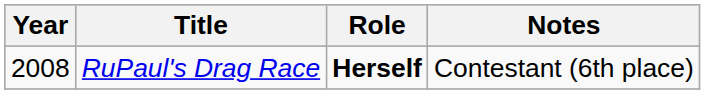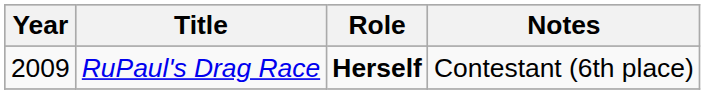(40, 67) 2008 -> (40, 67) 2009
